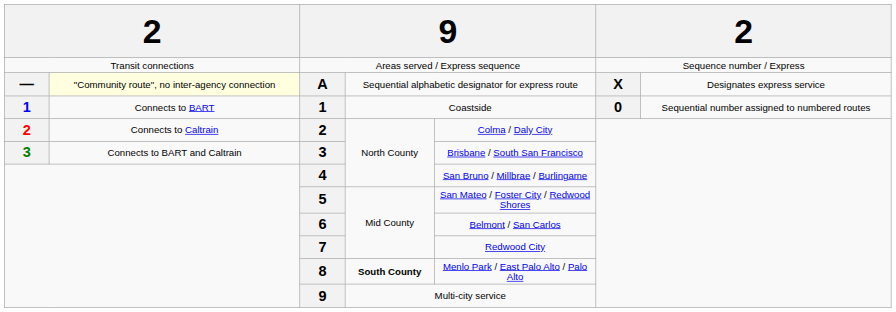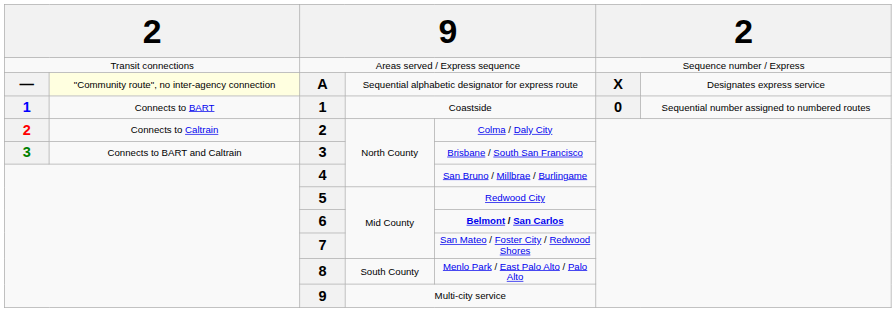(515, 200) San Mateo / Foster City / Redwood Shores -> (515, 198) Redwood City
(515, 224) normal -> (515, 221) bold
(515, 247) Redwood City -> (515, 245) San Mateo / Foster City / Redwood Shores
(390, 271) bold -> (390, 271) normal
